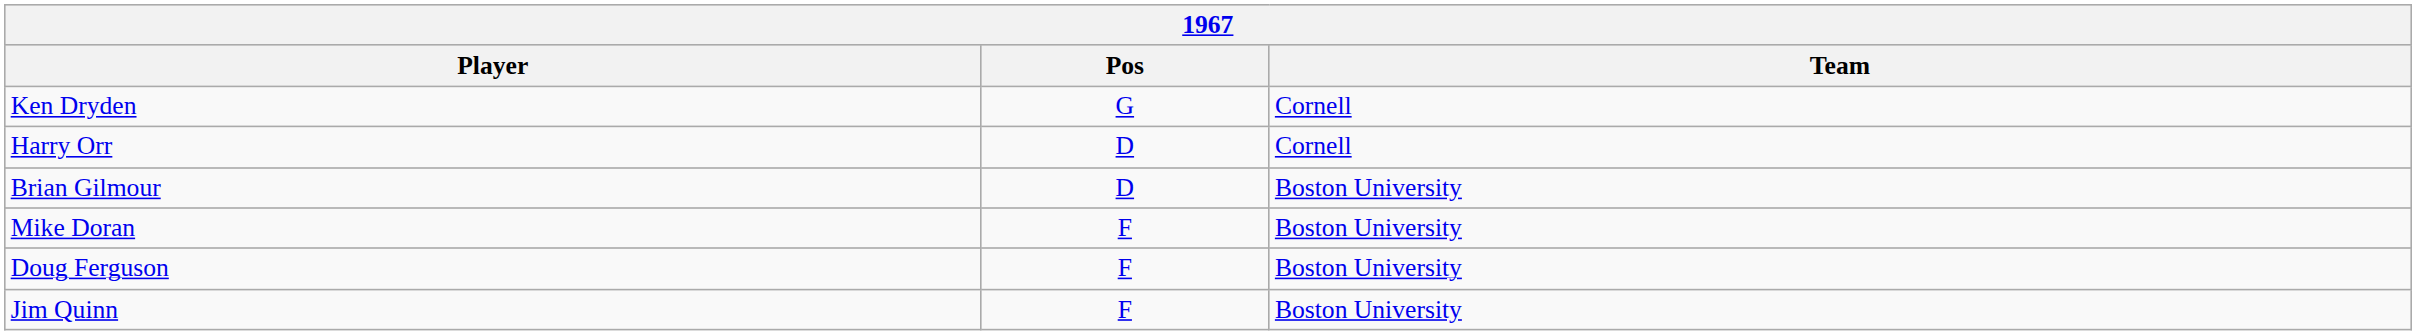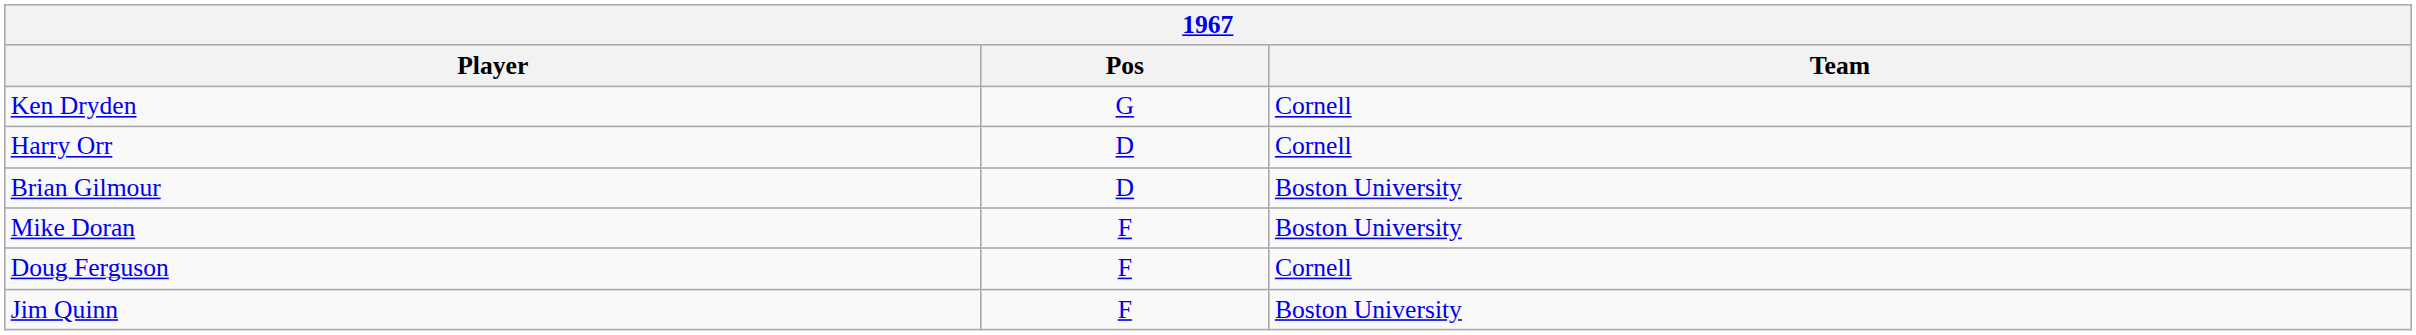(1368, 268) Boston University -> (1313, 268) Cornell
